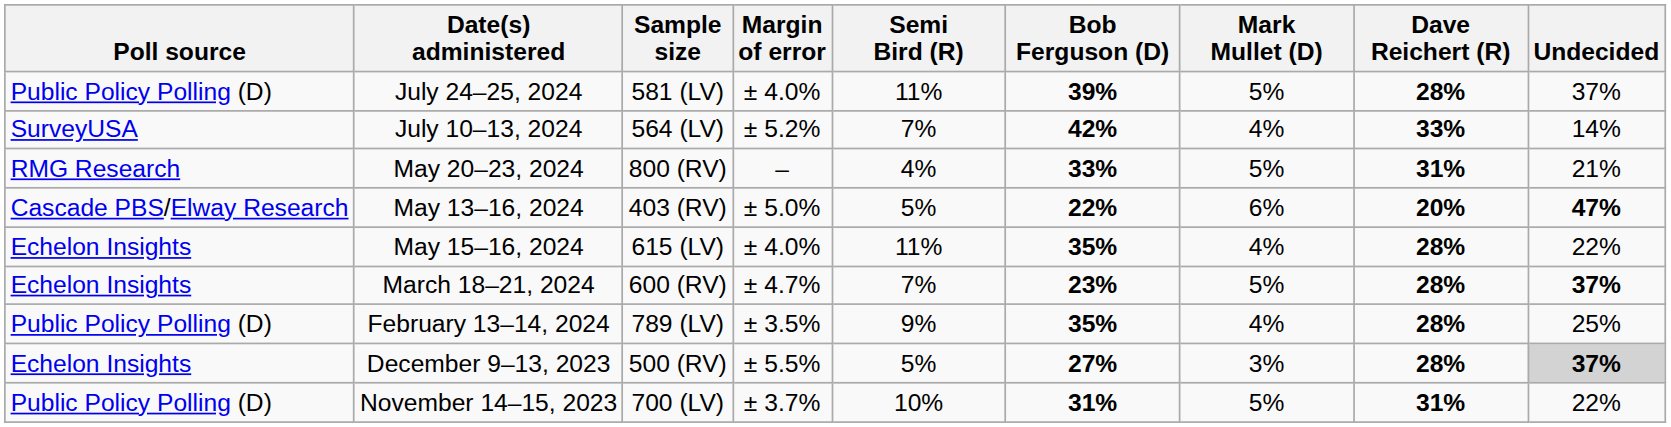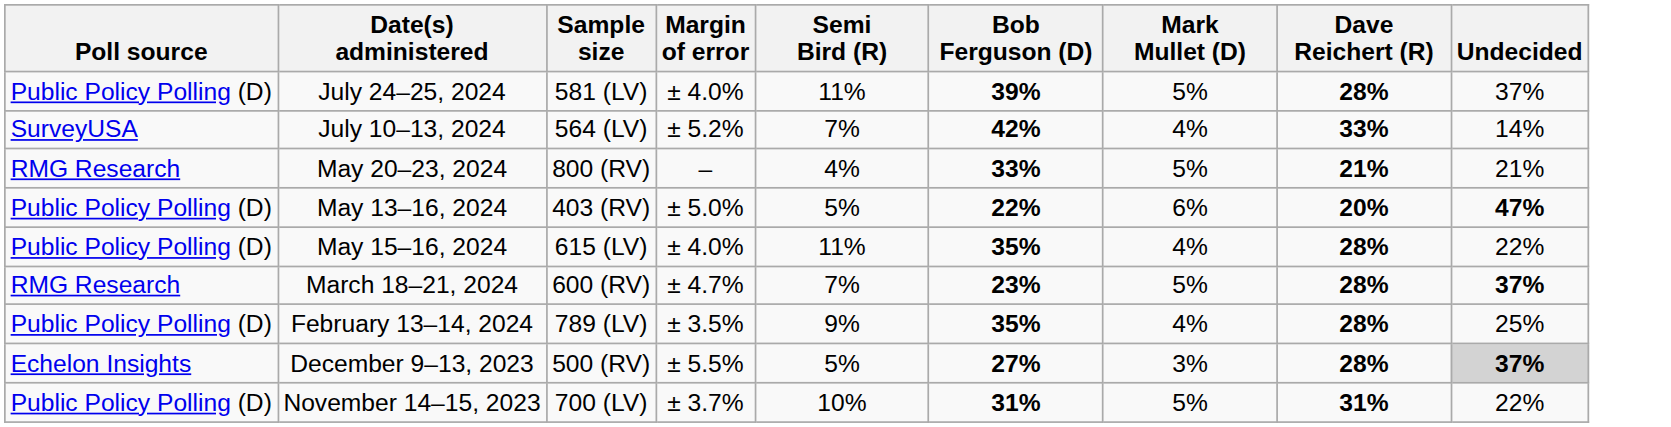(1441, 169) 31% -> (1364, 169) 21%
(180, 208) Cascade PBS/Elway Research -> (141, 208) Public Policy Polling (D)
(101, 247) Echelon Insights -> (141, 247) Public Policy Polling (D)
(101, 285) Echelon Insights -> (95, 285) RMG Research
